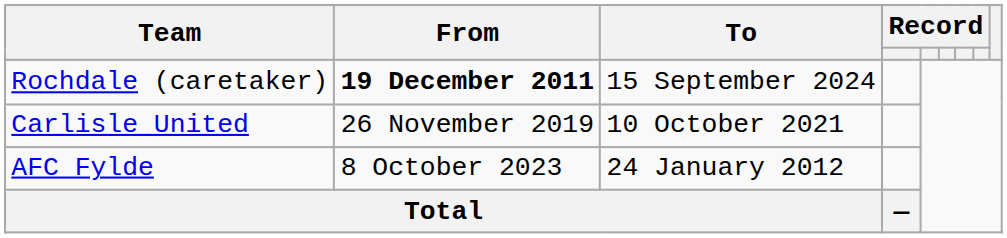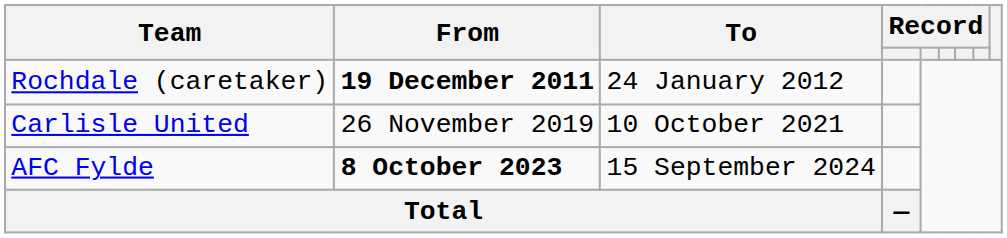(741, 82) 15 September 2024 -> (725, 82) 24 January 2012
(451, 168) normal -> (451, 168) bold
(725, 168) 24 January 2012 -> (741, 168) 15 September 2024
